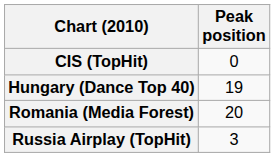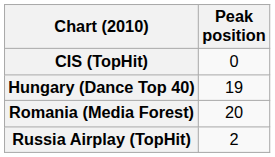(234, 139) 3 -> (234, 139) 2
